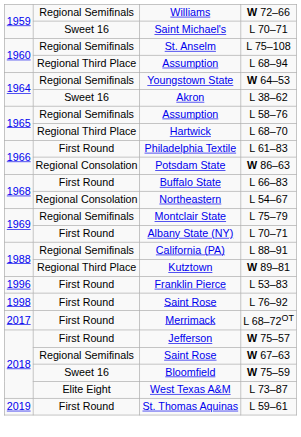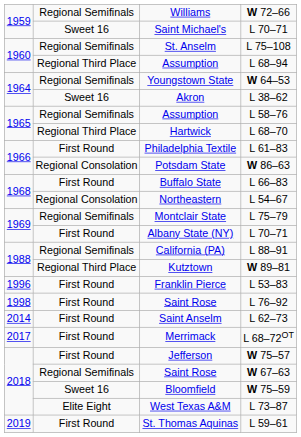+ row: (190, 319)
